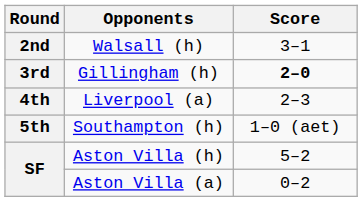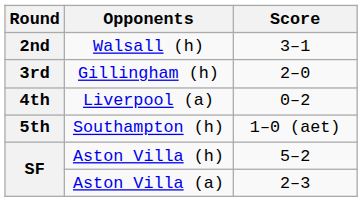(295, 74) bold -> (295, 74) normal
(295, 101) 2–3 -> (295, 101) 0–2
(295, 183) 0–2 -> (295, 183) 2–3
